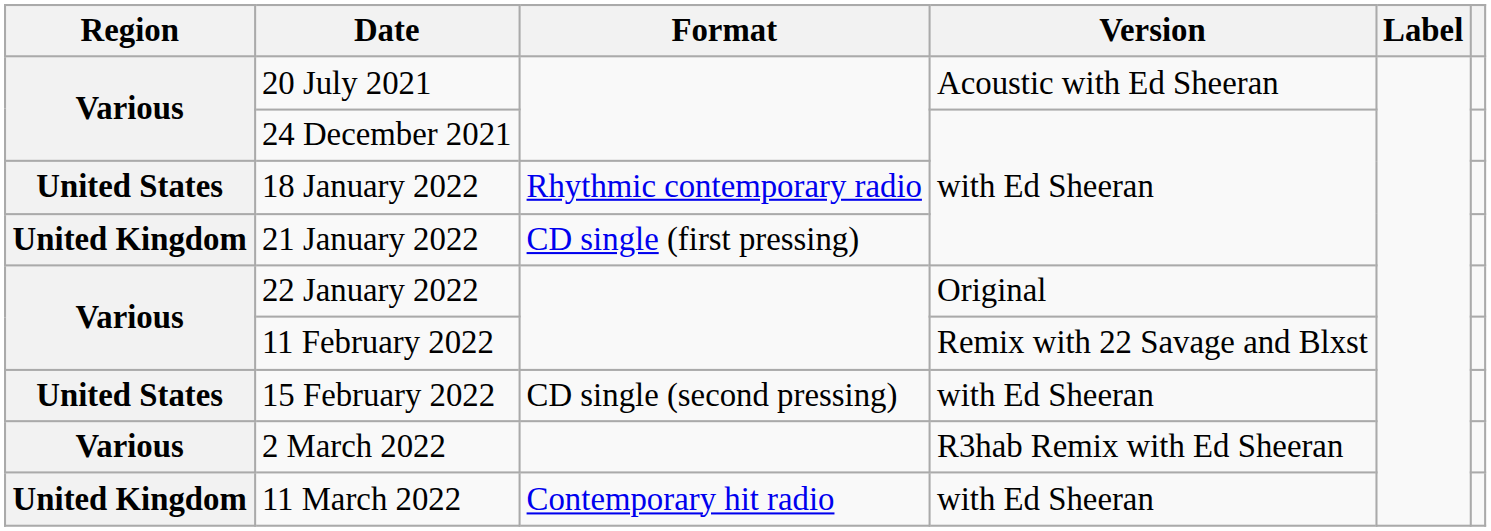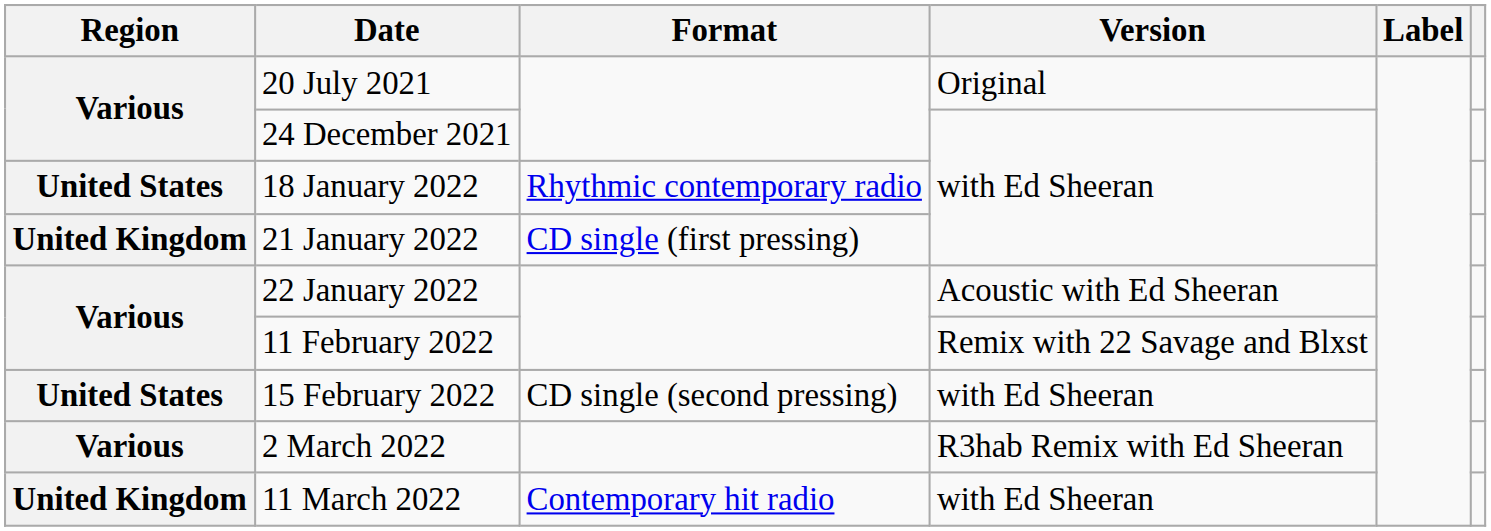(1108, 82) Acoustic with Ed Sheeran -> (992, 82) Original
(992, 290) Original -> (1108, 290) Acoustic with Ed Sheeran
